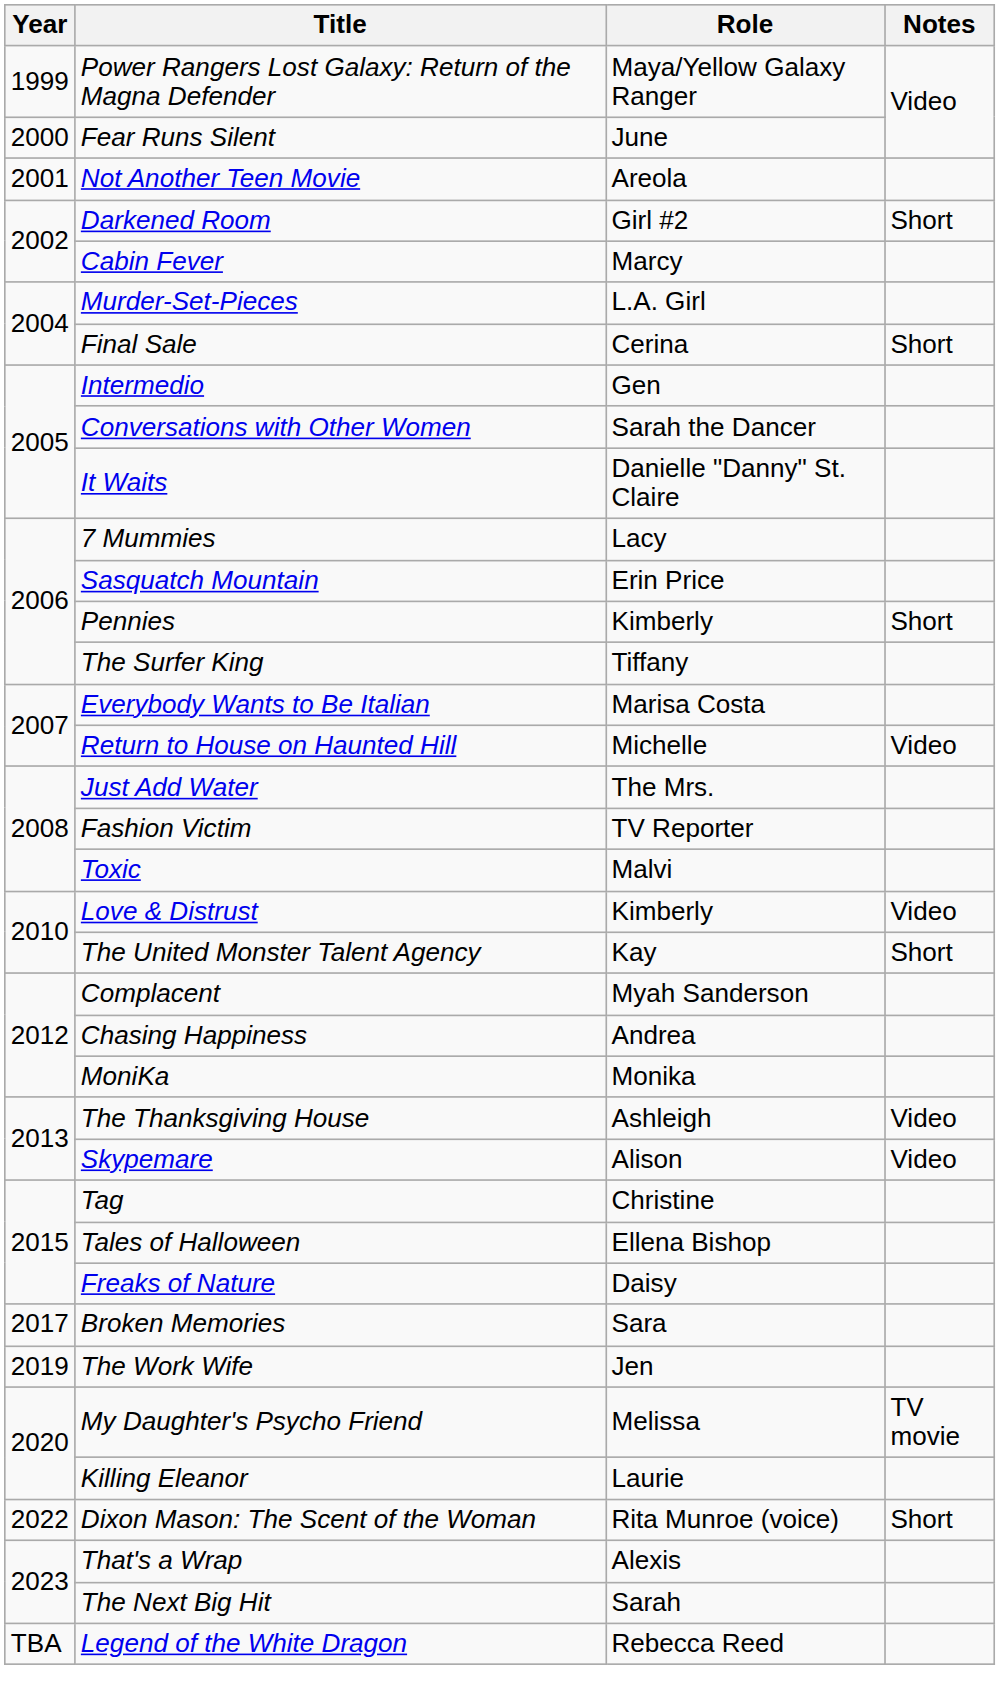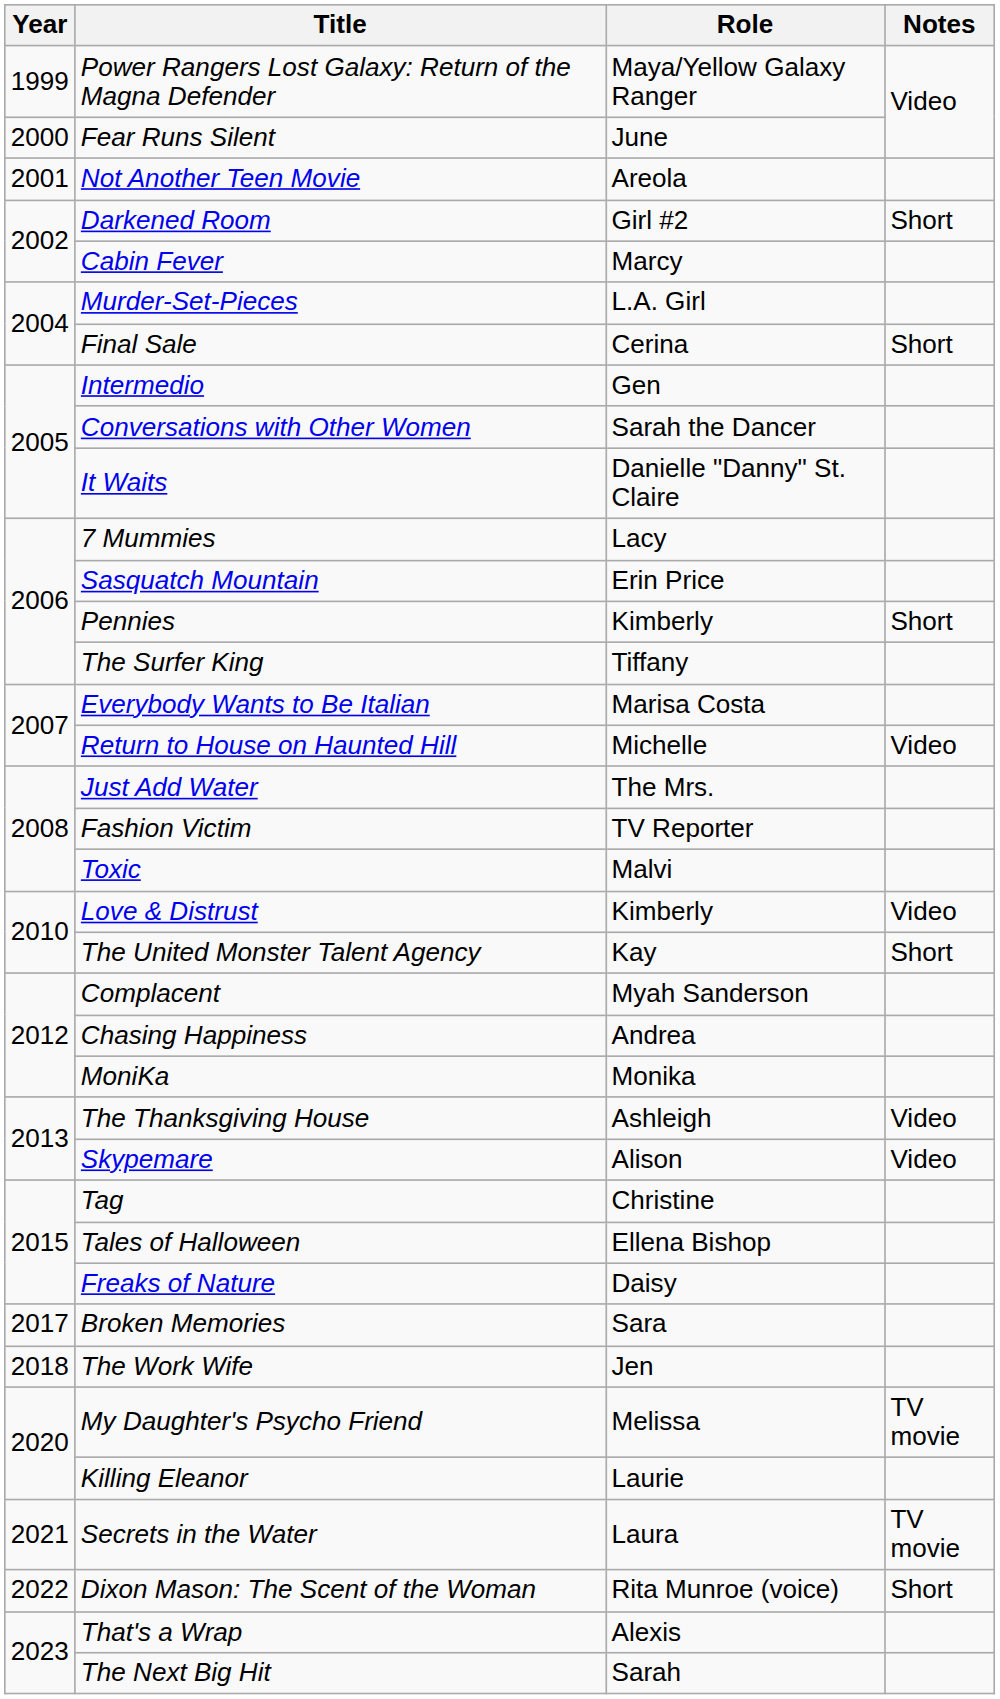(40, 1366) 2019 -> (40, 1366) 2018
+ row: (199, 1534)
- row: (244, 1643)
